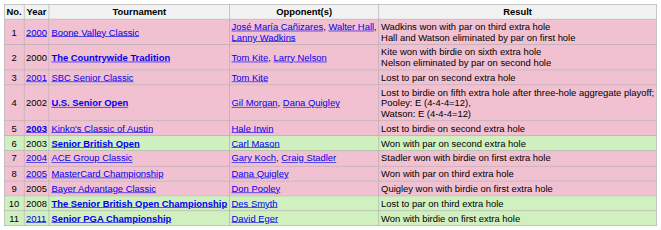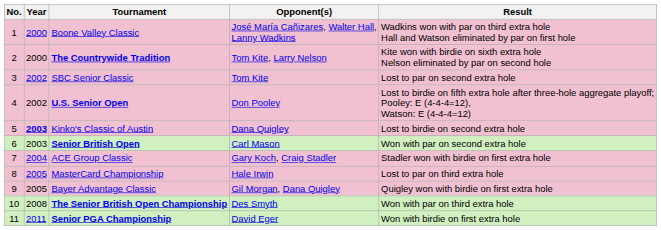(37, 78) 2001 -> (37, 78) 2002
(286, 103) Gil Morgan, Dana Quigley -> (256, 103) Don Pooley
(252, 129) Hale Irwin -> (260, 129) Dana Quigley
(260, 173) Dana Quigley -> (252, 173) Hale Irwin
(447, 173) Won with par on third extra hole -> (442, 173) Lost to par on third extra hole
(256, 188) Don Pooley -> (286, 188) Gil Morgan, Dana Quigley
(442, 203) Lost to par on third extra hole -> (447, 203) Won with par on third extra hole
